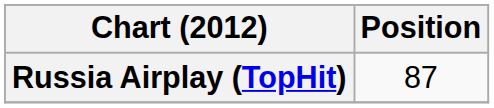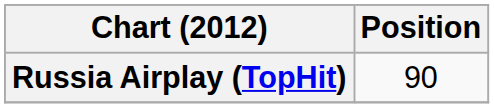(421, 77) 87 -> (421, 77) 90
